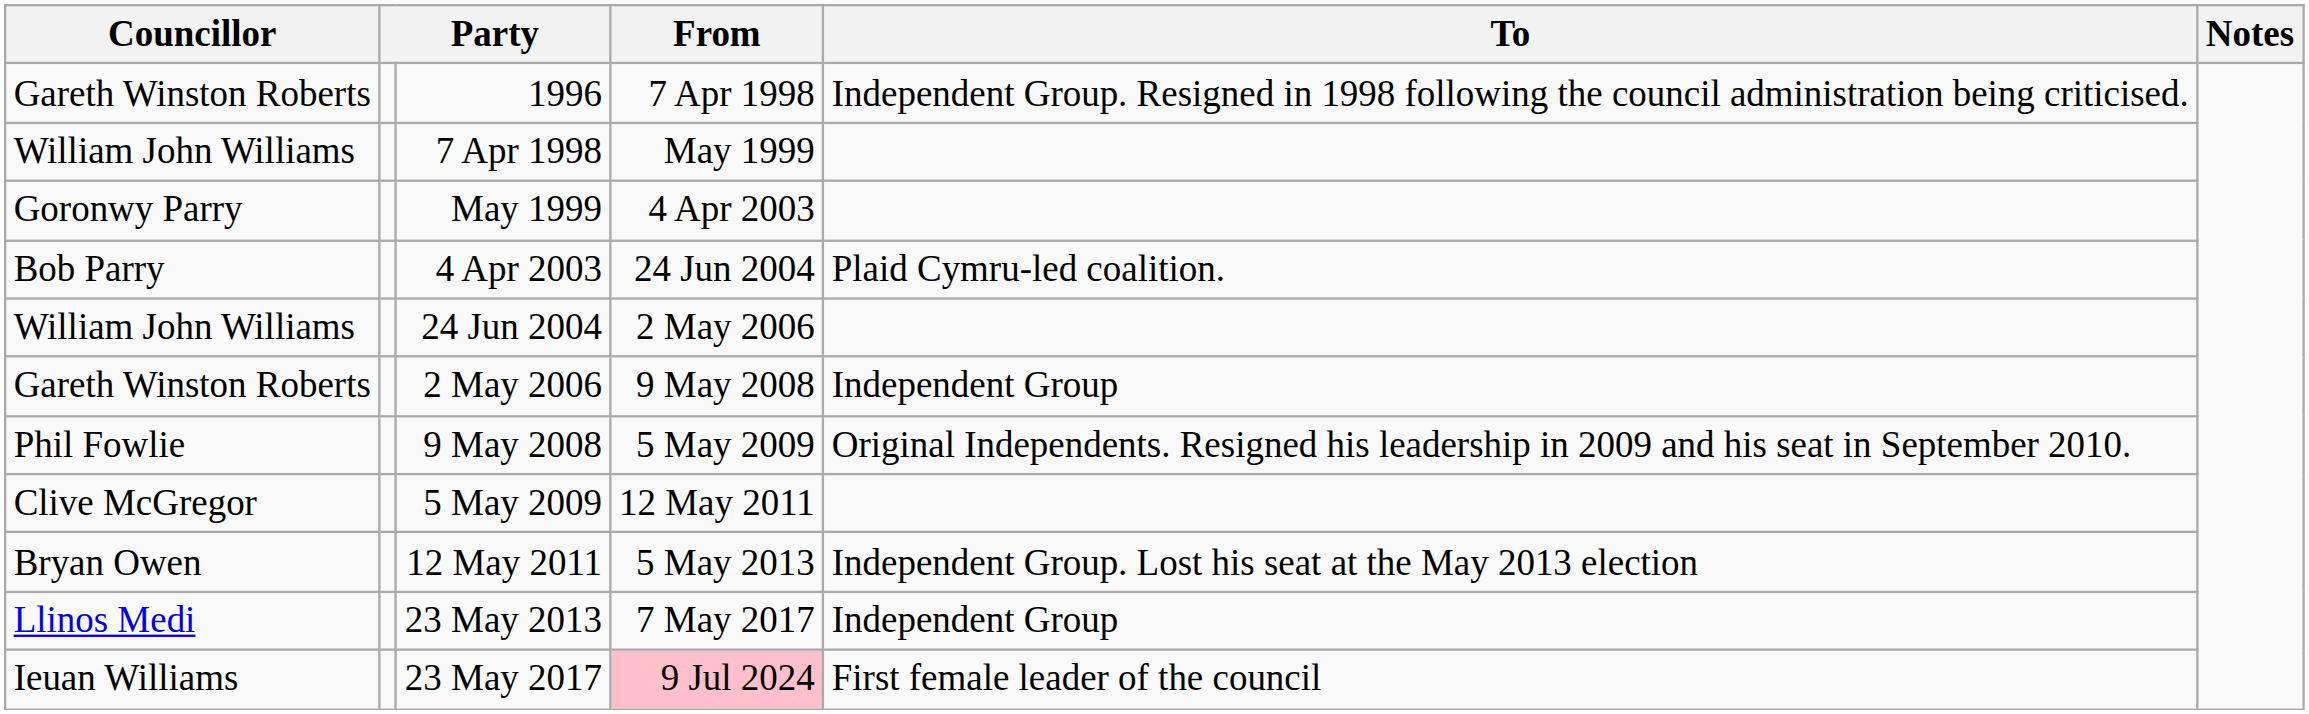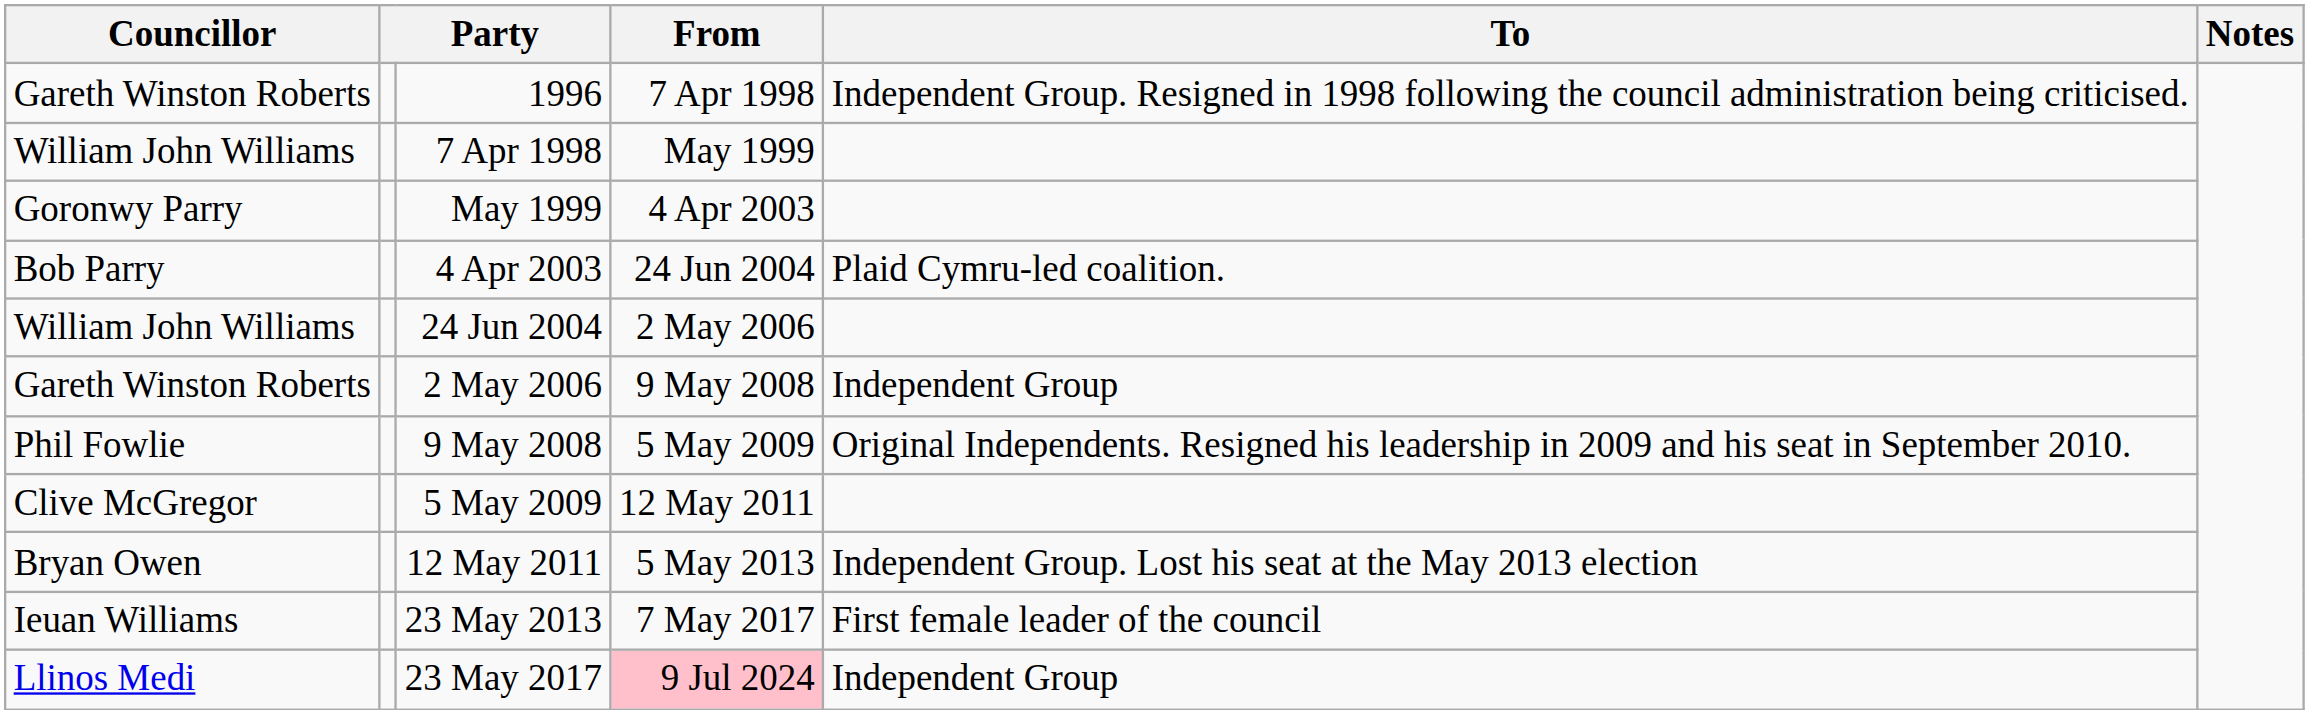(105, 619) Llinos Medi -> (126, 619) Ieuan Williams
(975, 619) Independent Group -> (1077, 619) First female leader of the council
(126, 678) Ieuan Williams -> (105, 678) Llinos Medi
(1077, 678) First female leader of the council -> (975, 678) Independent Group
